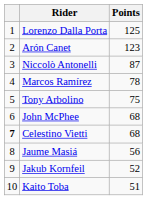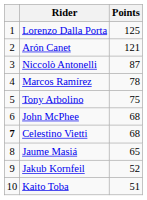(132, 47) 123 -> (132, 47) 121
(135, 151) 56 -> (135, 151) 65
